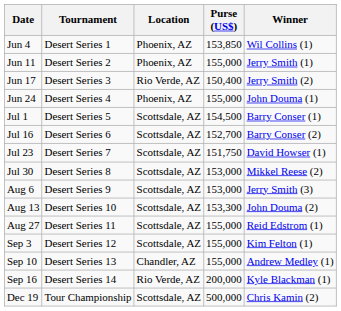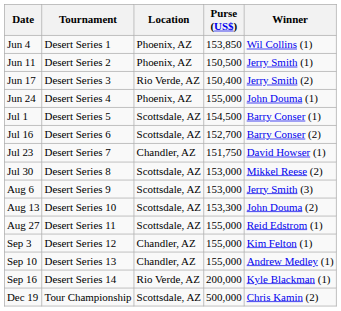(224, 62) 155,000 -> (224, 62) 150,500
(169, 152) Scottsdale, AZ -> (166, 152) Chandler, AZ
(169, 243) Scottsdale, AZ -> (166, 243) Chandler, AZ
